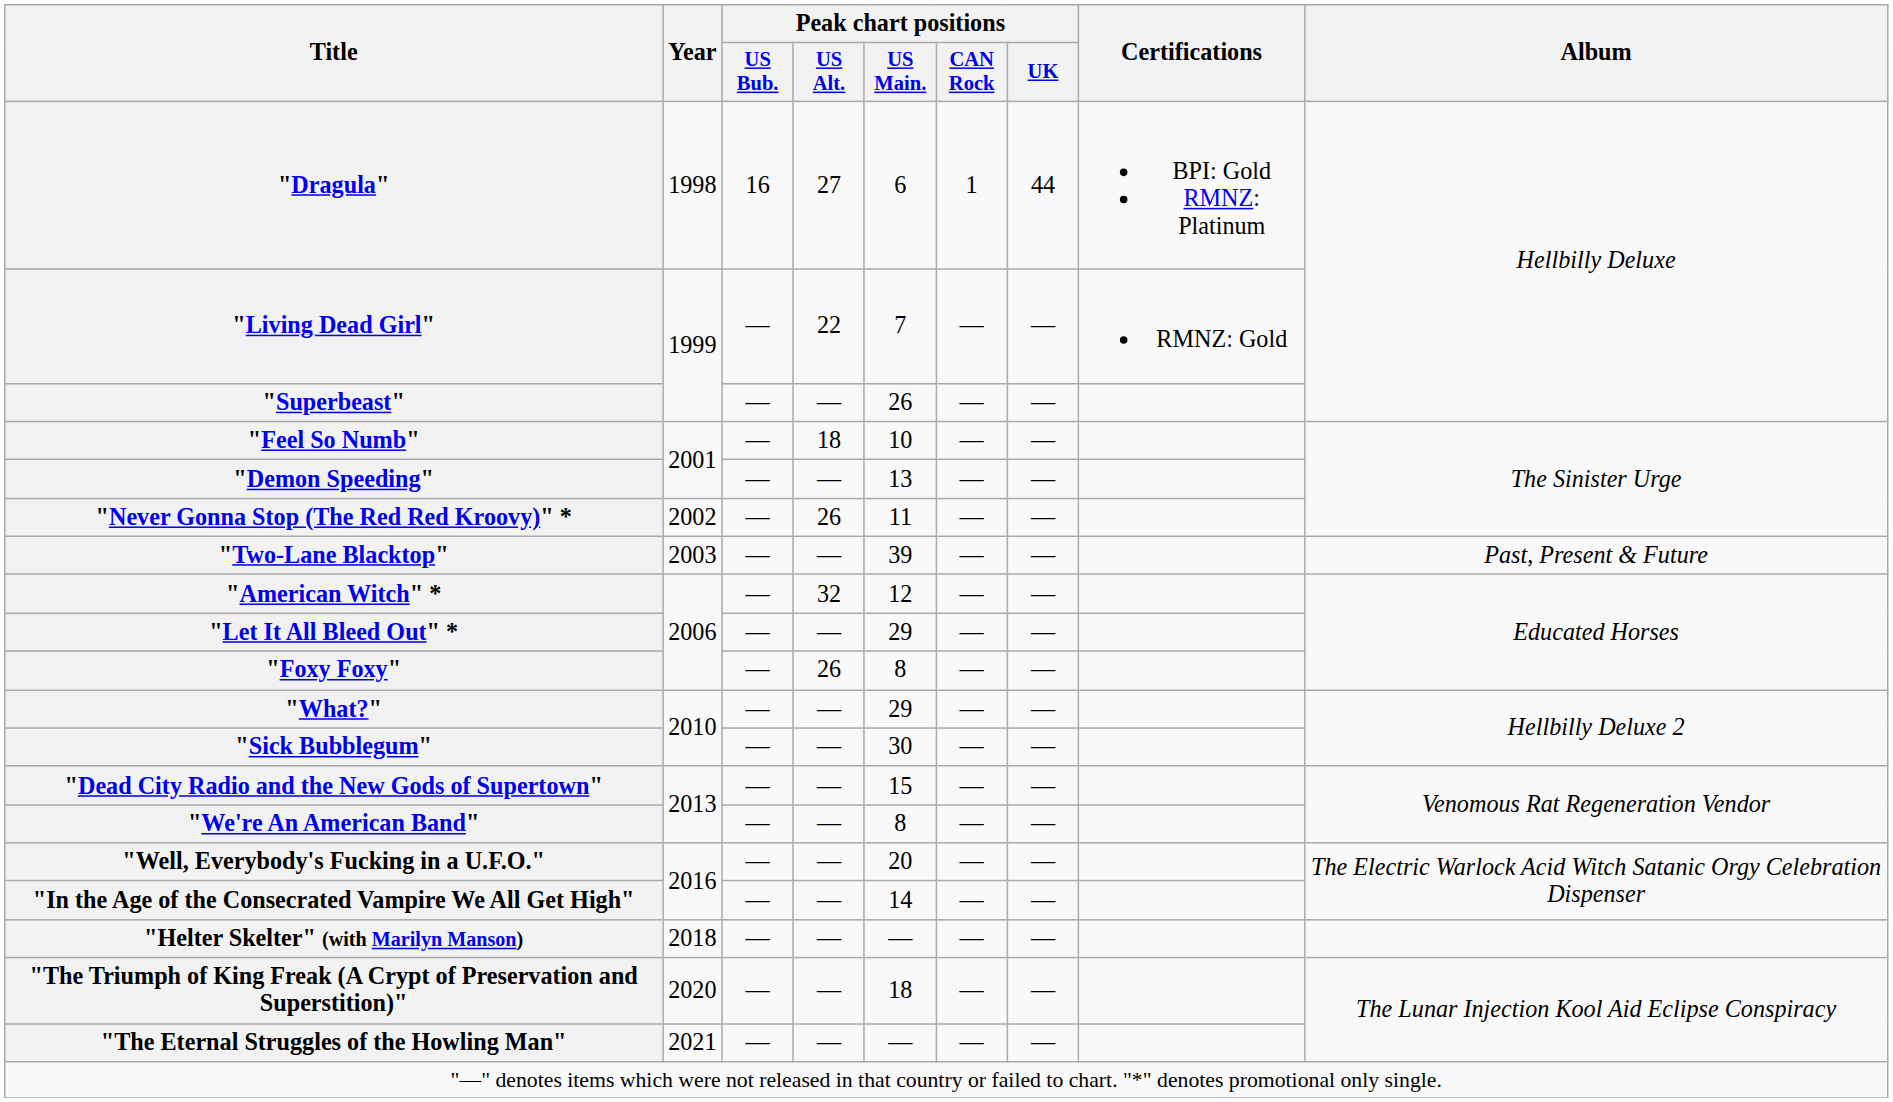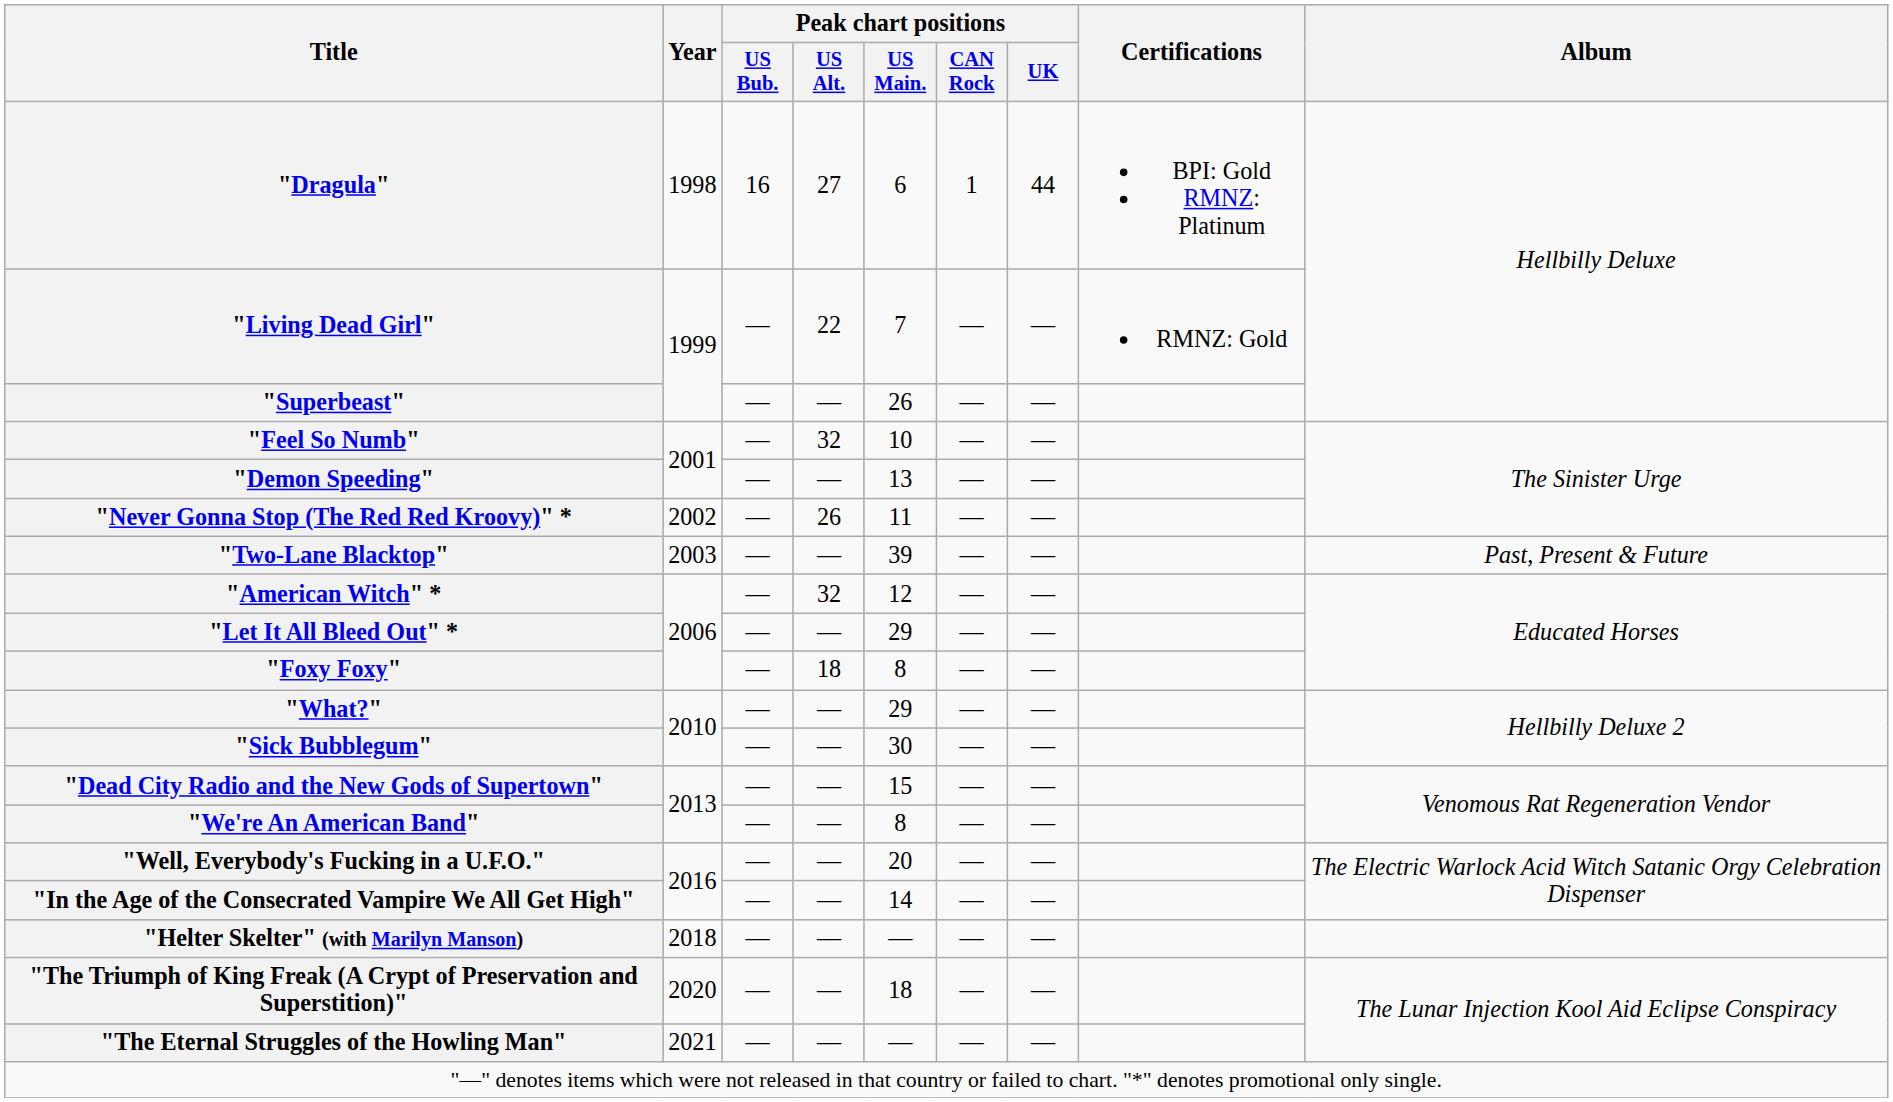(829, 440) 18 -> (829, 440) 32
(829, 670) 26 -> (829, 670) 18
